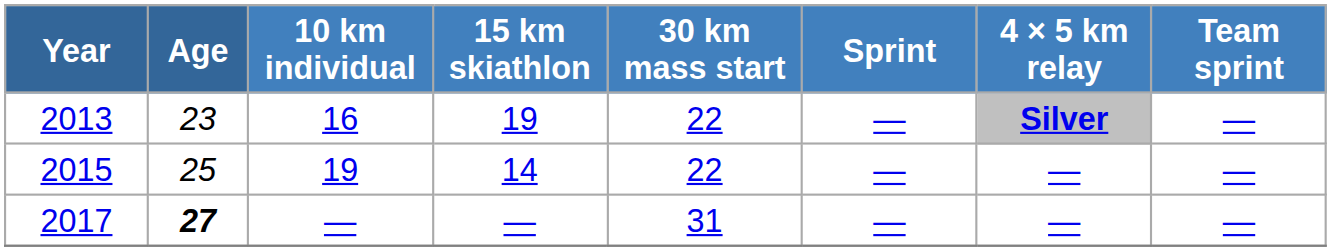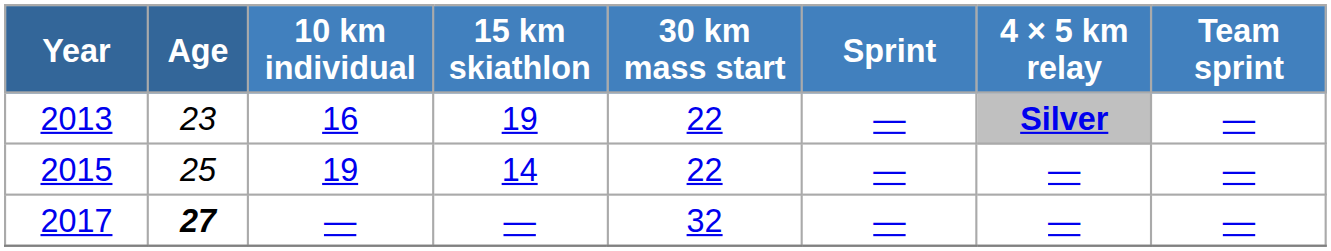(705, 221) 31 -> (705, 221) 32
